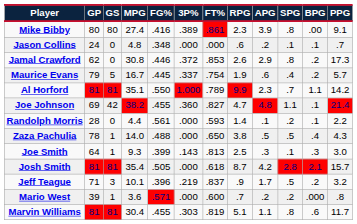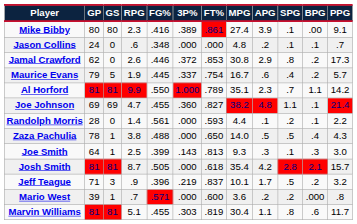columns swapped: (135, 13) <-> (240, 13)
(290, 29) .8 -> (290, 29) .1
(112, 105) 42 -> (112, 105) 69
